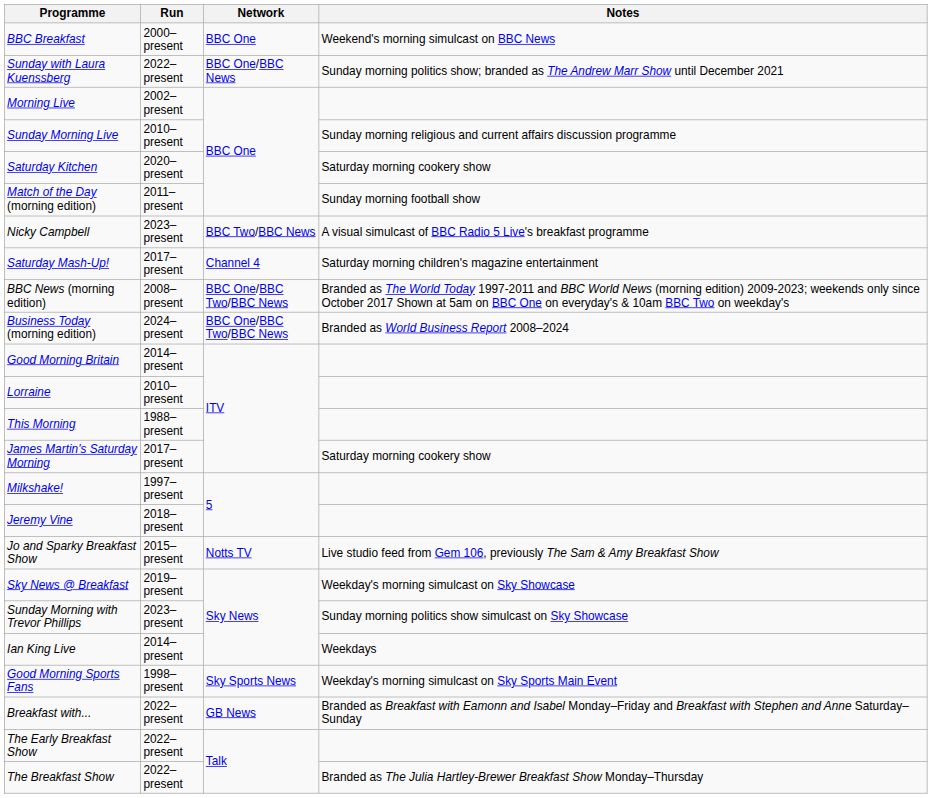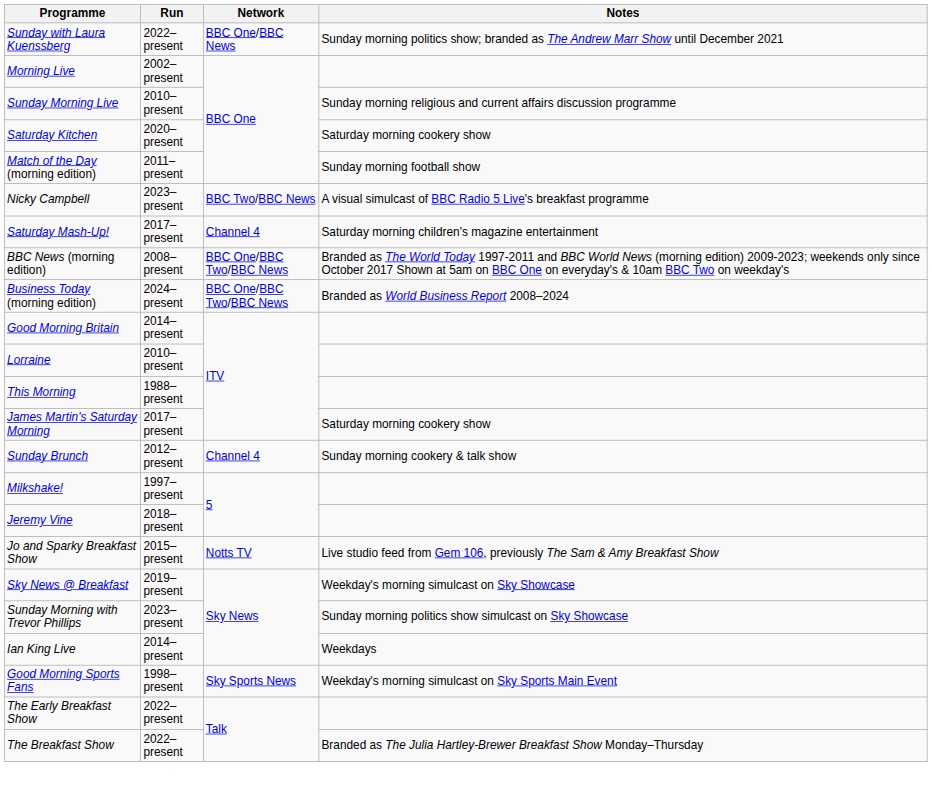- row: (46, 39)
+ row: (48, 456)
- row: (49, 713)
